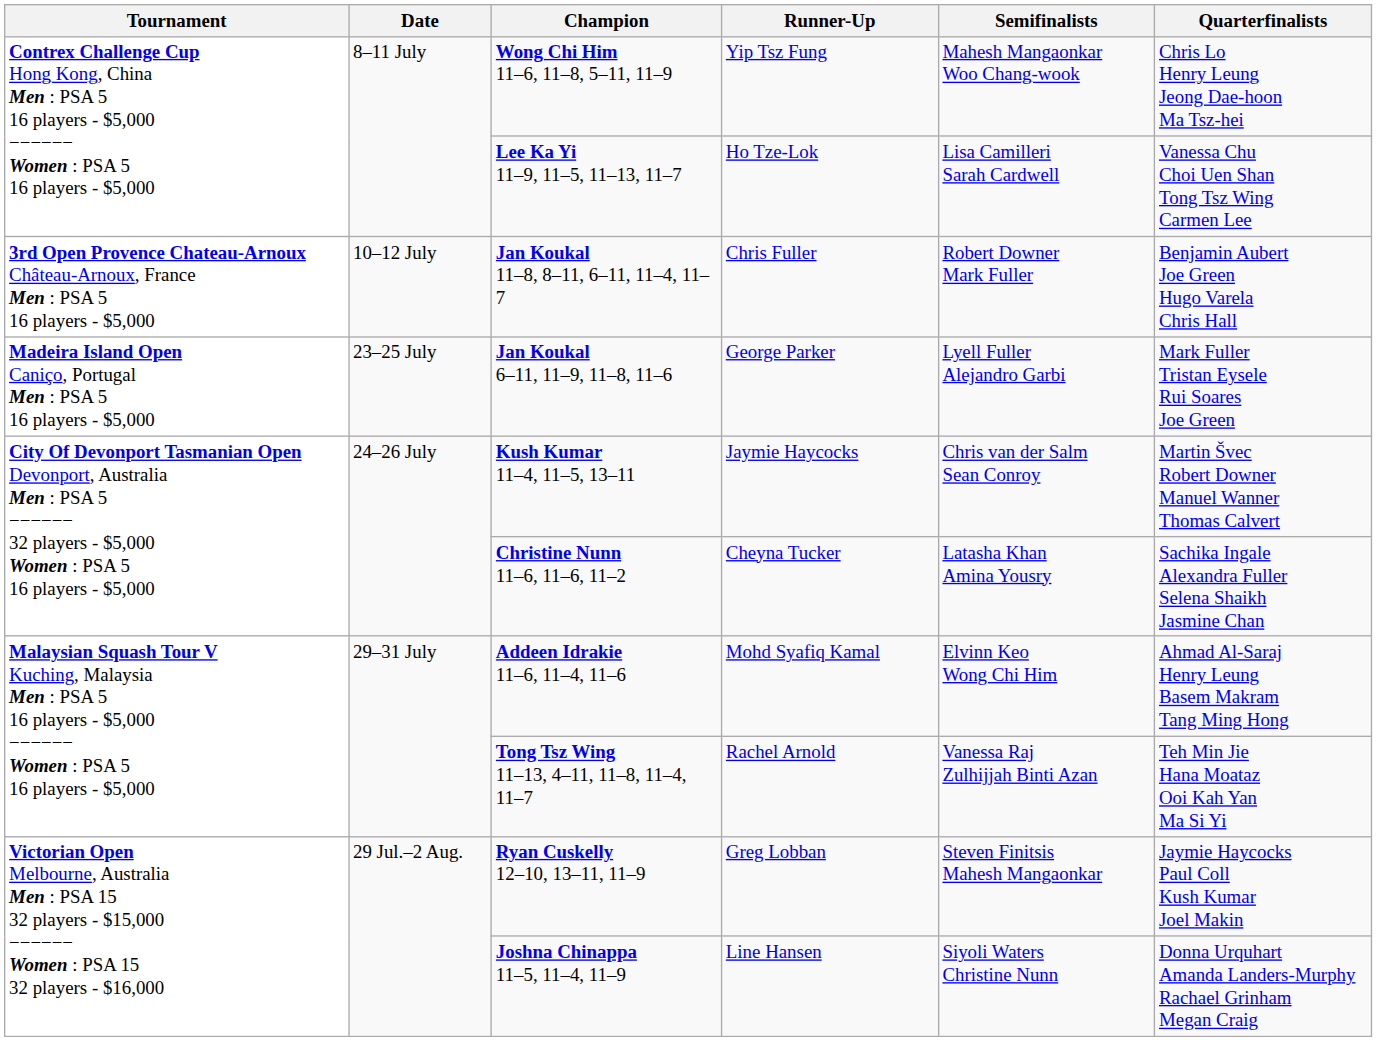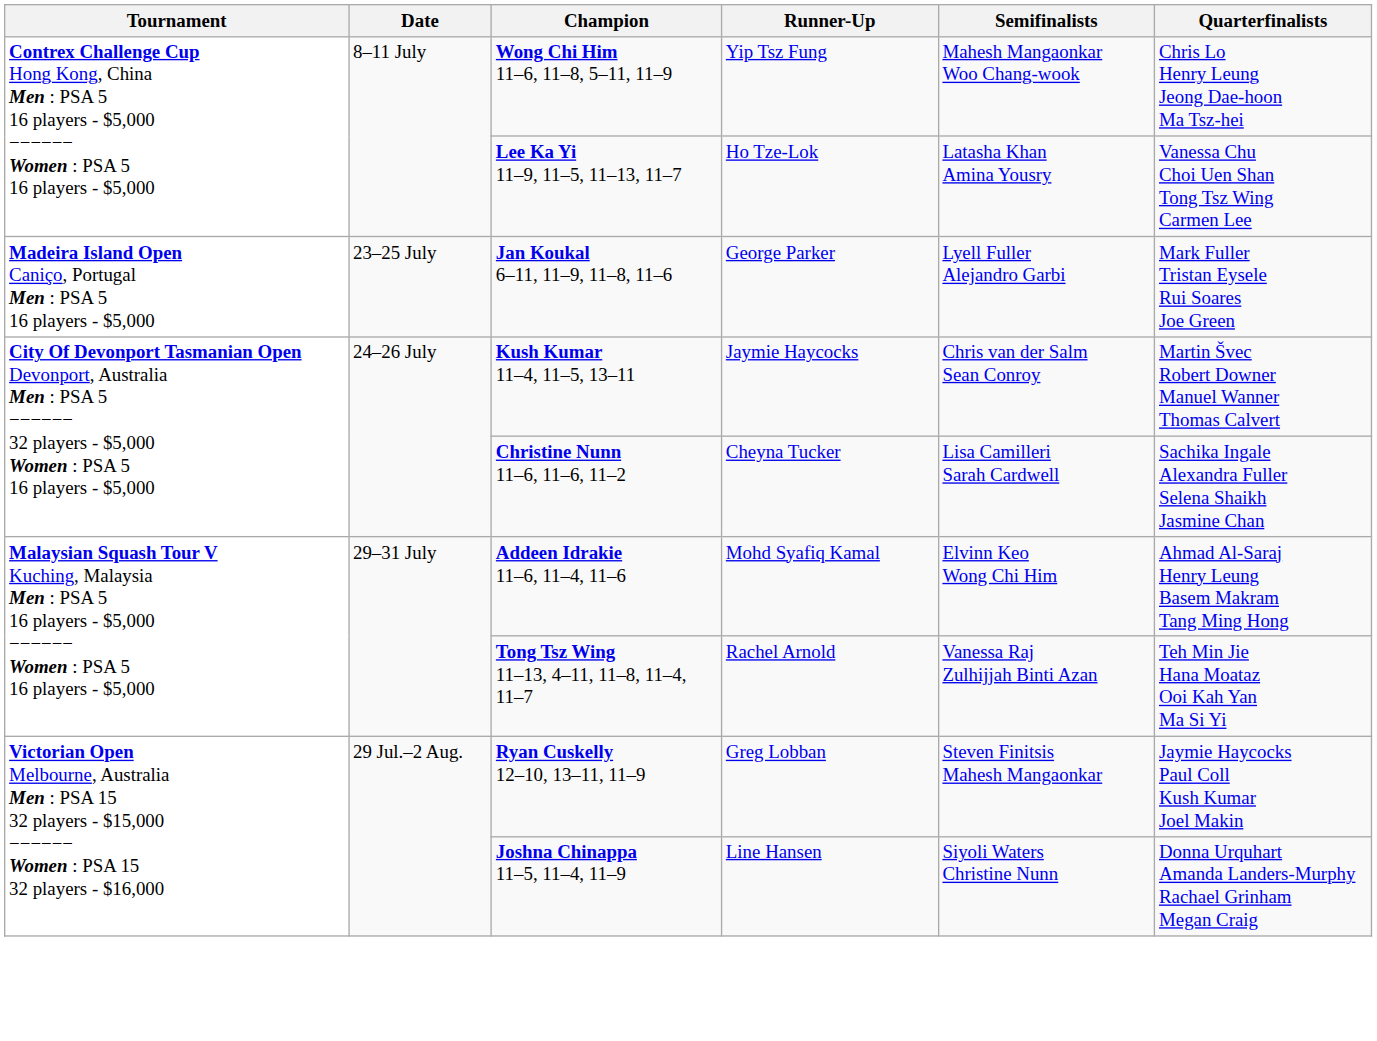(1001, 163) Lisa Camilleri Sarah Cardwell -> (997, 163) Latasha Khan Amina Yousry
- row: (603, 274)
(997, 563) Latasha Khan Amina Yousry -> (1001, 463) Lisa Camilleri Sarah Cardwell
